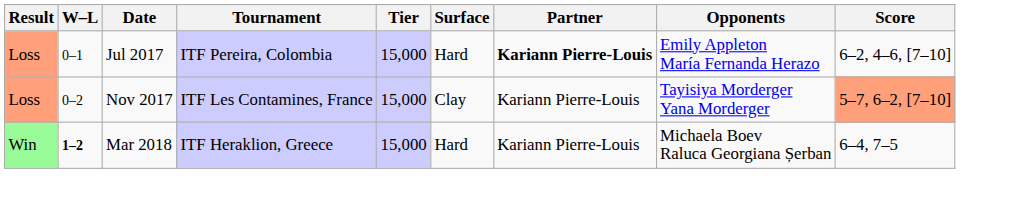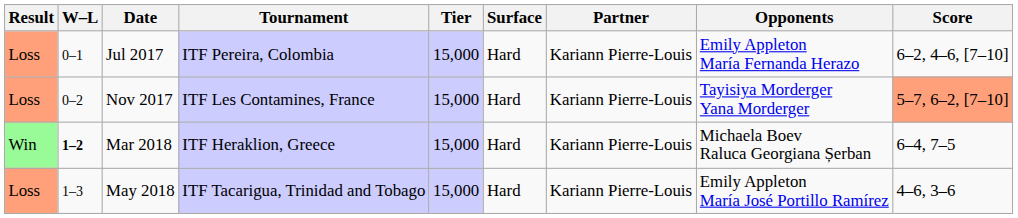(575, 53) bold -> (621, 53) normal
(450, 99) Clay -> (504, 99) Hard
+ row: (140, 190)
